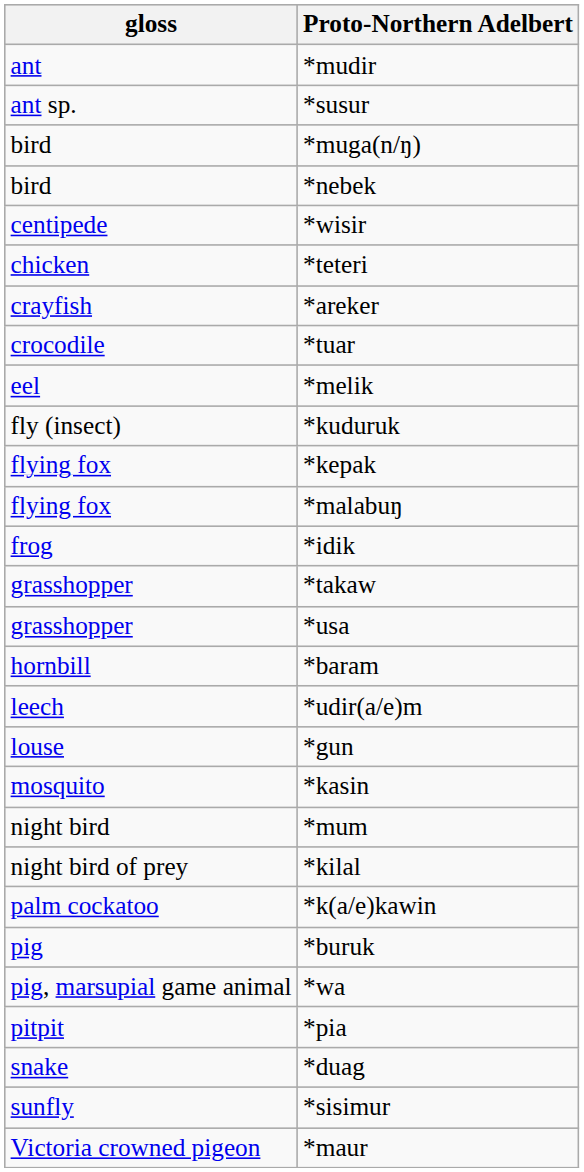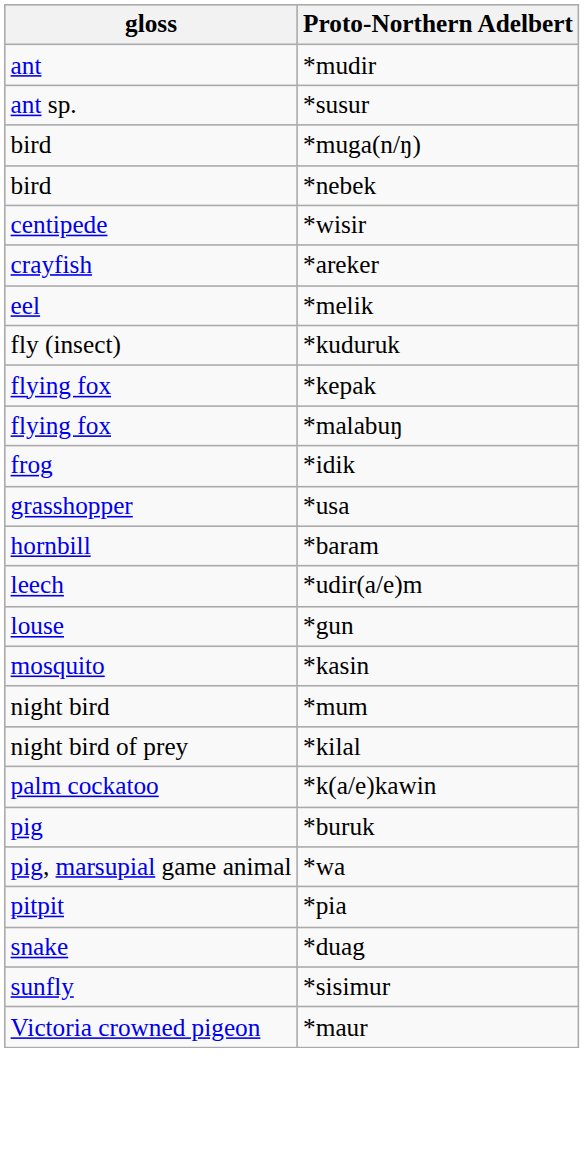- row: (335, 265)
- row: (329, 345)
- row: (340, 585)
